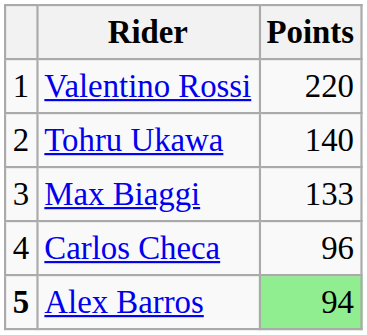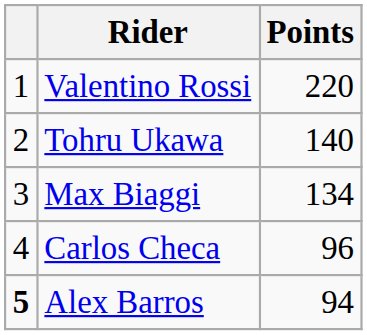(329, 194) 133 -> (329, 194) 134
(338, 302) lightgreen background -> (338, 302) no background
